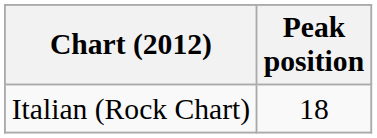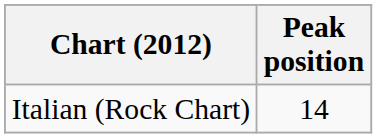(314, 108) 18 -> (314, 108) 14
